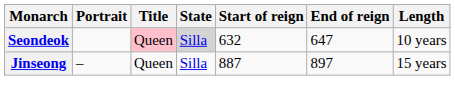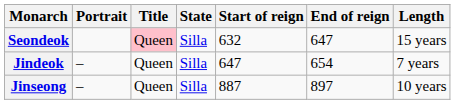(193, 39) lightgrey background -> (193, 39) no background
(422, 39) 10 years -> (422, 39) 15 years
+ row: (38, 63)
(422, 63) 15 years -> (422, 87) 10 years
